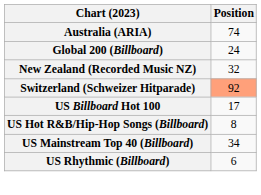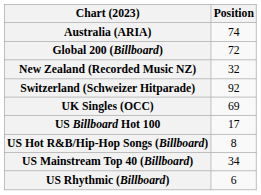(234, 50) 24 -> (234, 50) 72
(234, 87) lightsalmon background -> (234, 87) no background
+ row: (108, 106)
